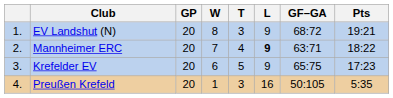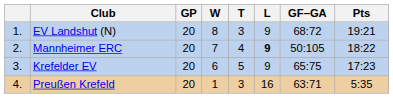(307, 48) 63:71 -> (307, 48) 50:105
(307, 84) 50:105 -> (307, 84) 63:71
